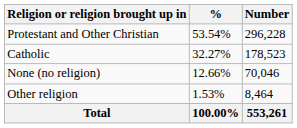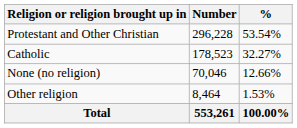columns swapped: (267, 14) <-> (216, 14)
